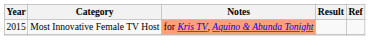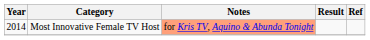(16, 27) 2015 -> (16, 27) 2014
